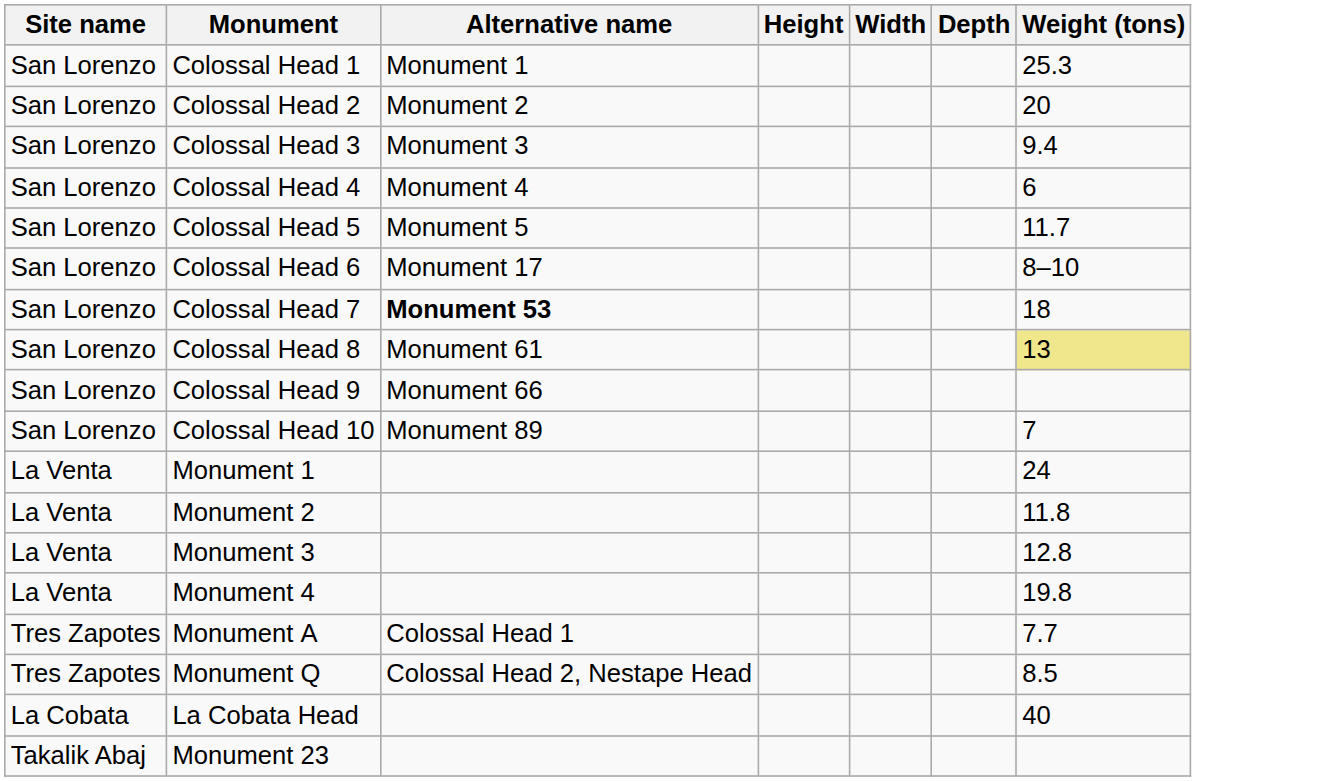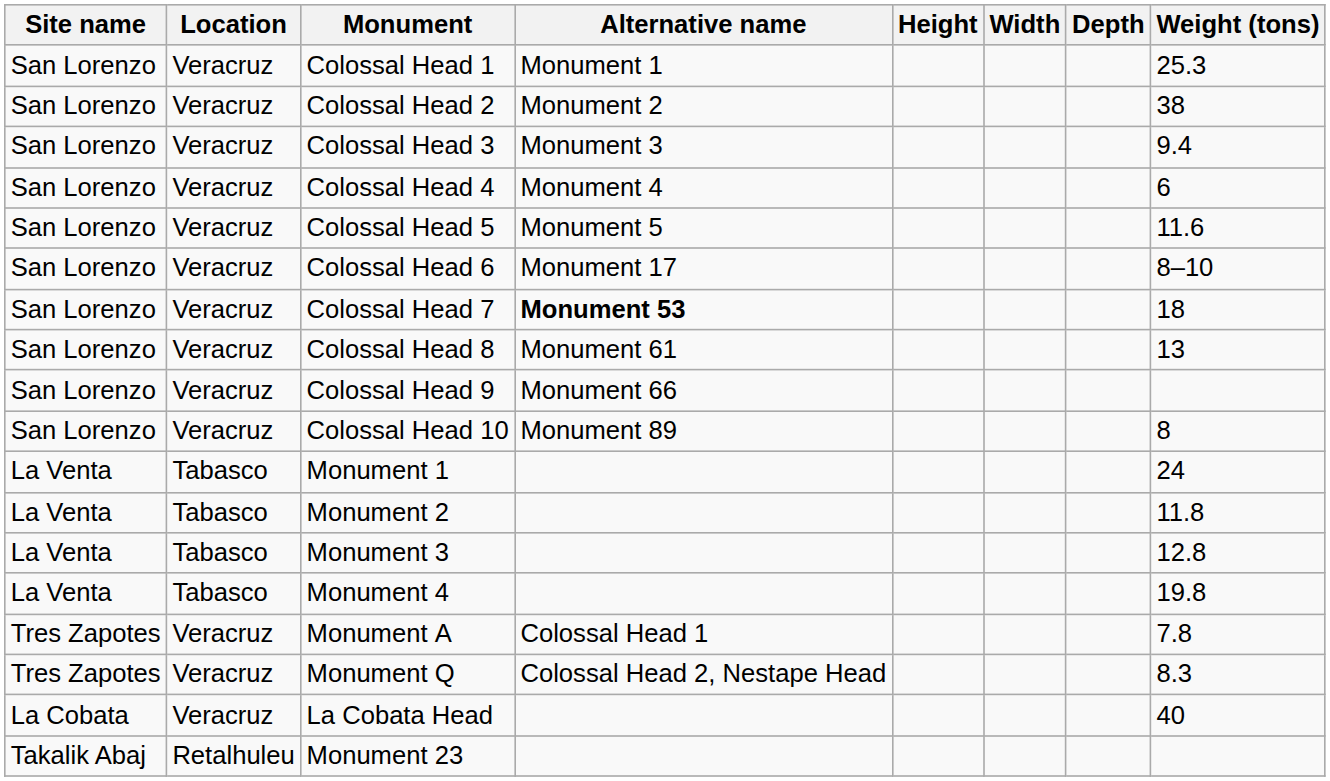+ column: (234, 24)
(1036, 106) 20 -> (1171, 106) 38
(1046, 227) 11.7 -> (1180, 227) 11.6
(1036, 349) khaki background -> (1171, 349) no background
(1029, 430) 7 -> (1164, 430) 8
(1040, 633) 7.7 -> (1174, 633) 7.8
(1040, 674) 8.5 -> (1174, 674) 8.3
